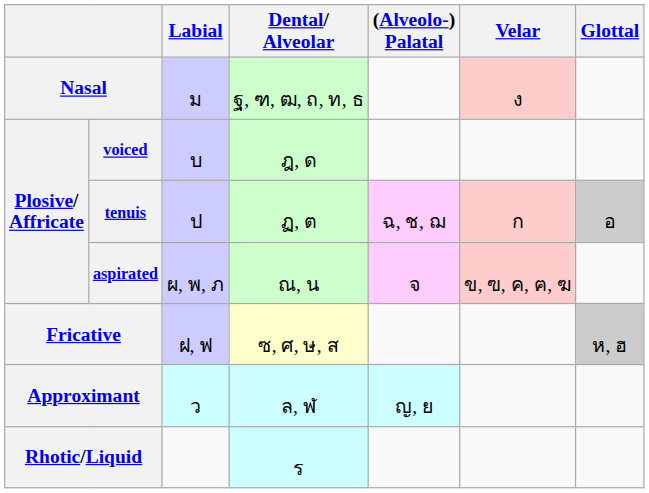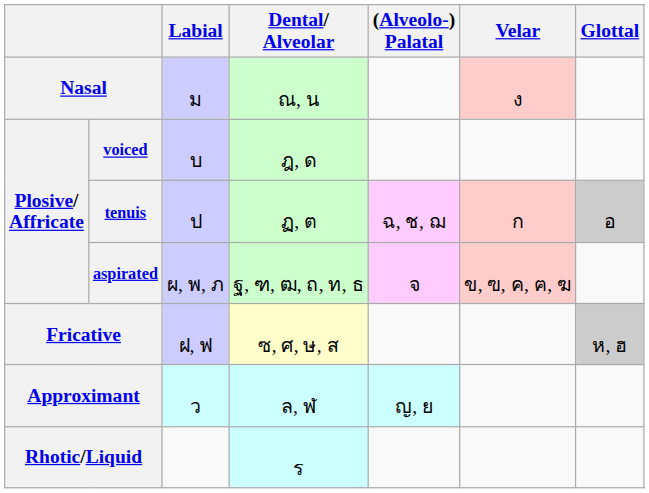(299, 99) ฐ, ฑ, ฒ, ถ, ท, ธ -> (299, 99) ณ, น
(299, 284) ณ, น -> (299, 284) ฐ, ฑ, ฒ, ถ, ท, ธ
